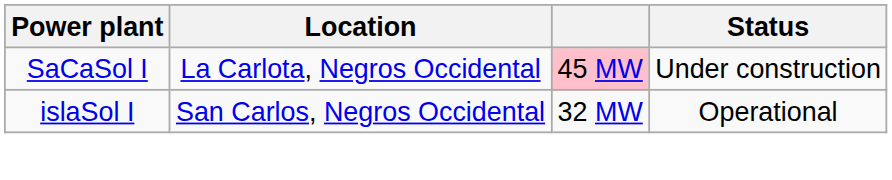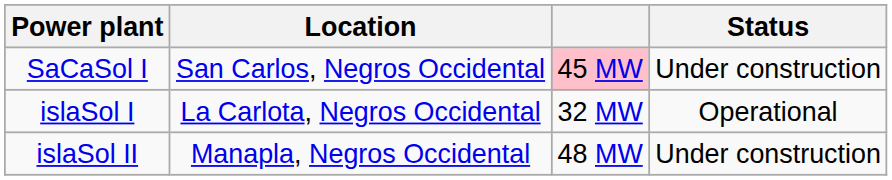(361, 69) La Carlota, Negros Occidental -> (361, 69) San Carlos, Negros Occidental
(361, 112) San Carlos, Negros Occidental -> (361, 112) La Carlota, Negros Occidental
+ row: (87, 154)
